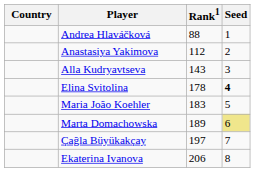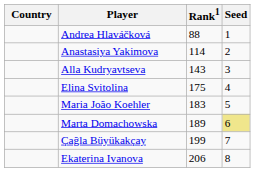(197, 51) 112 -> (197, 51) 114
(197, 87) 178 -> (197, 87) 175
(228, 87) bold -> (228, 87) normal
(197, 140) 197 -> (197, 140) 199
